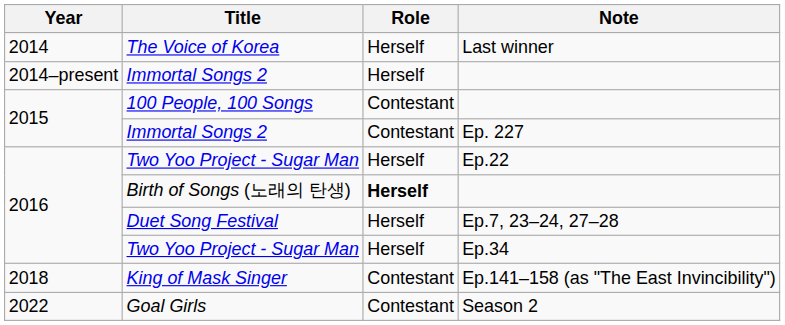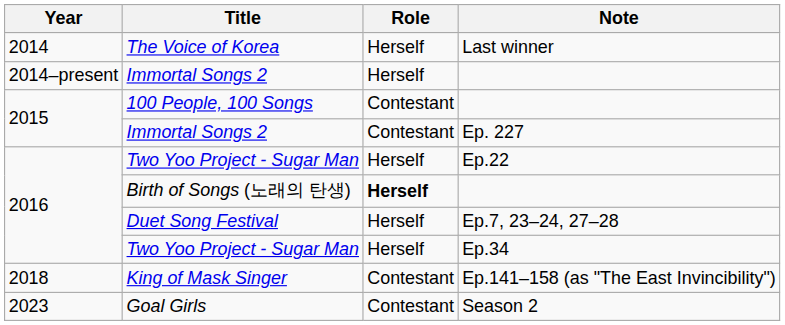(29, 306) 2022 -> (29, 306) 2023
